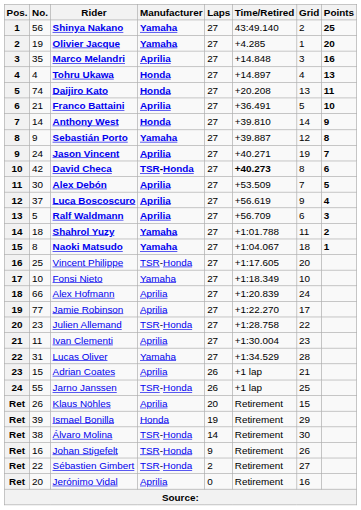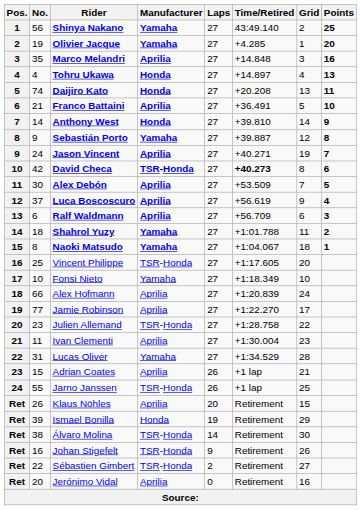(35, 216) 5 -> (35, 216) 6
